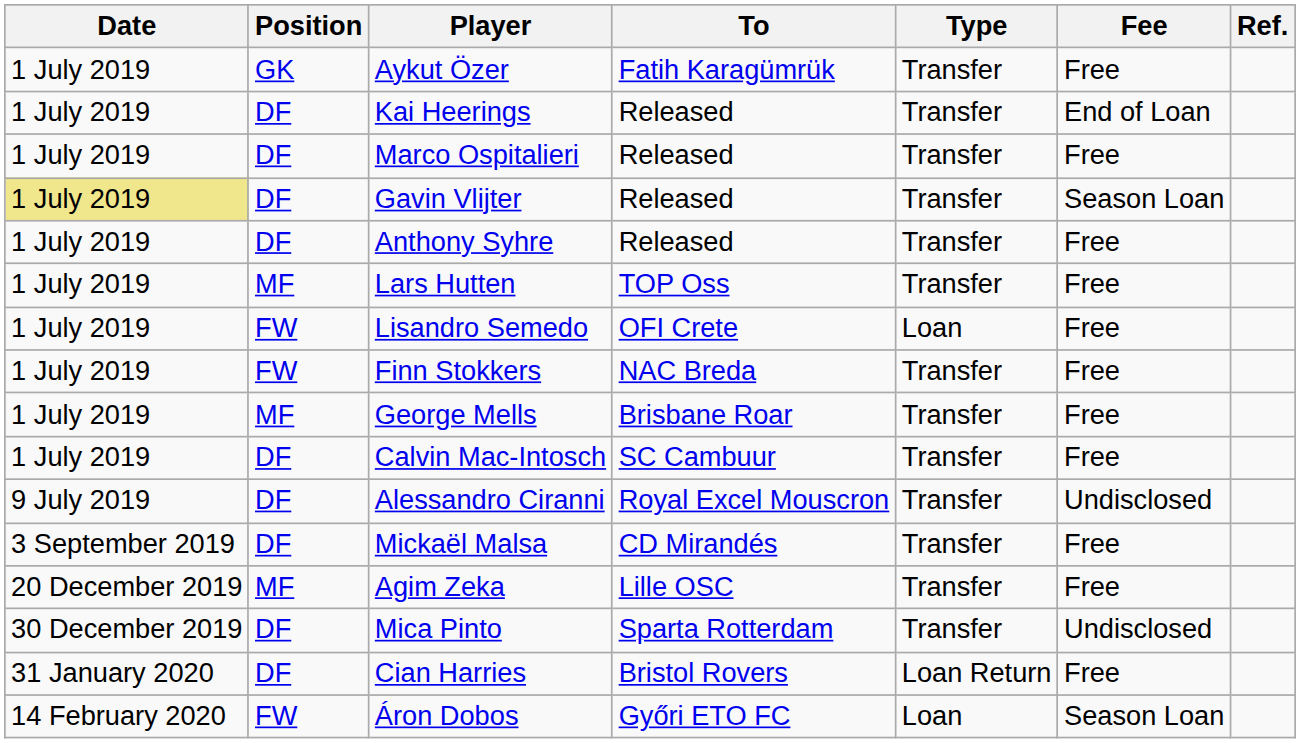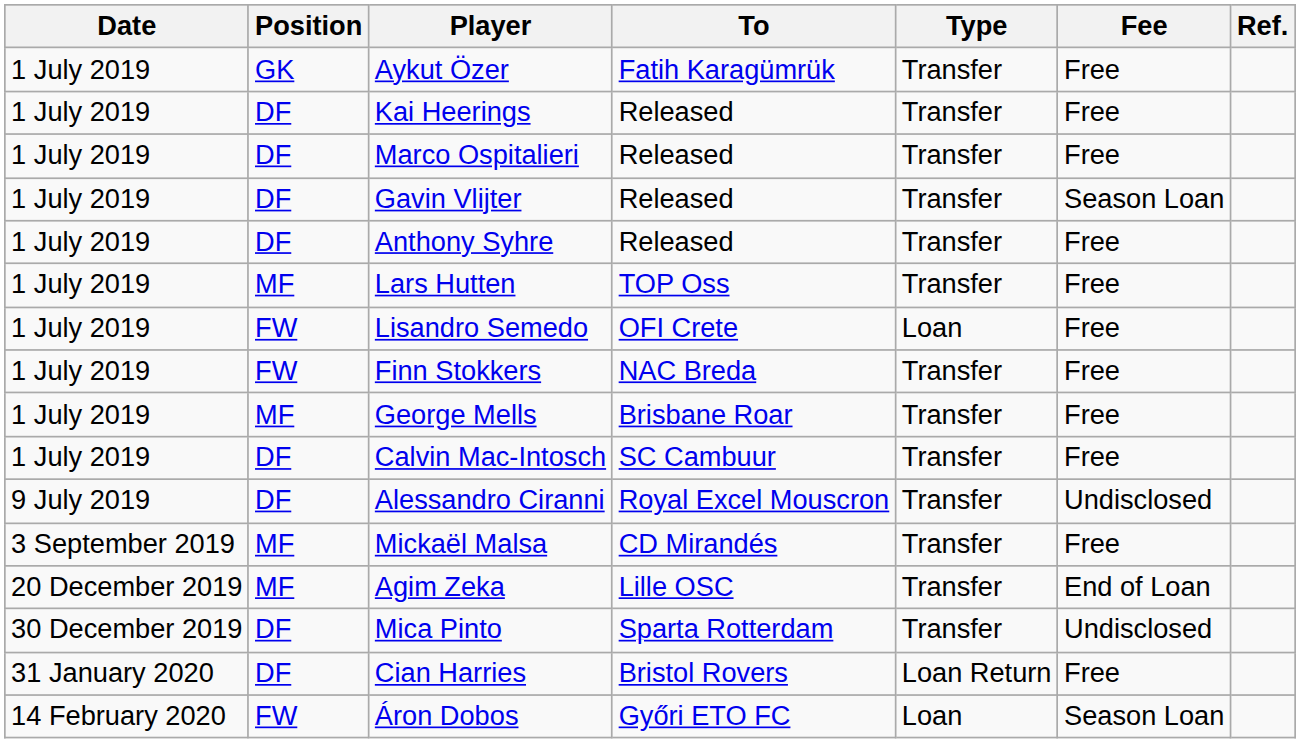(1137, 112) End of Loan -> (1092, 112) Free
(81, 198) khaki background -> (81, 198) no background
(273, 543) DF -> (275, 543) MF
(1092, 586) Free -> (1137, 586) End of Loan
